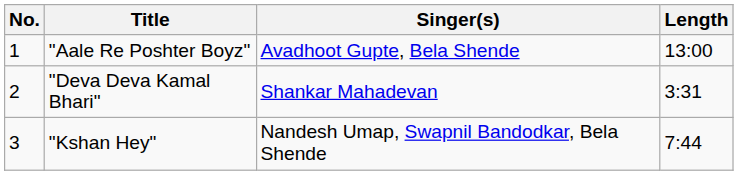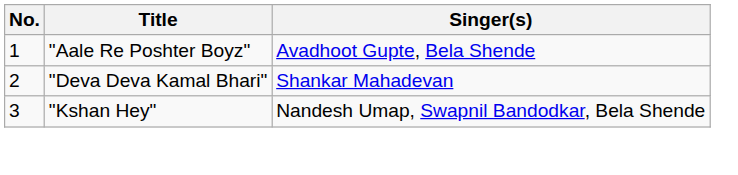- column: (697, 19)
